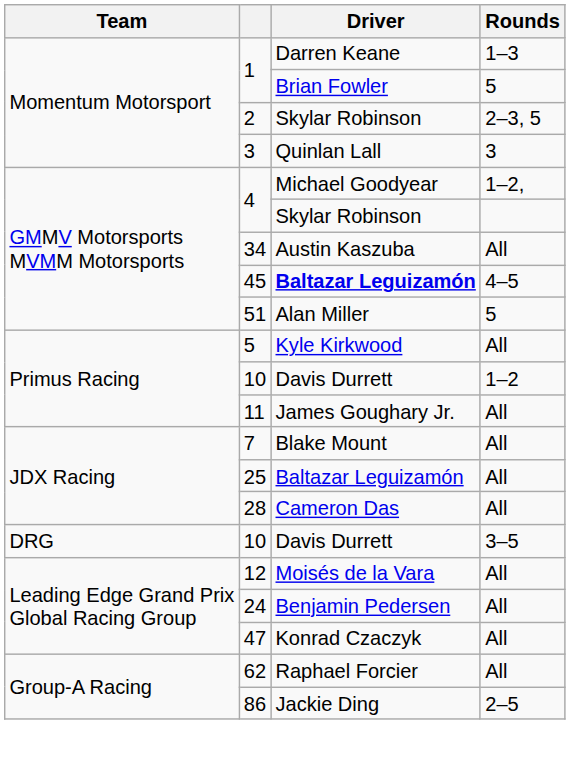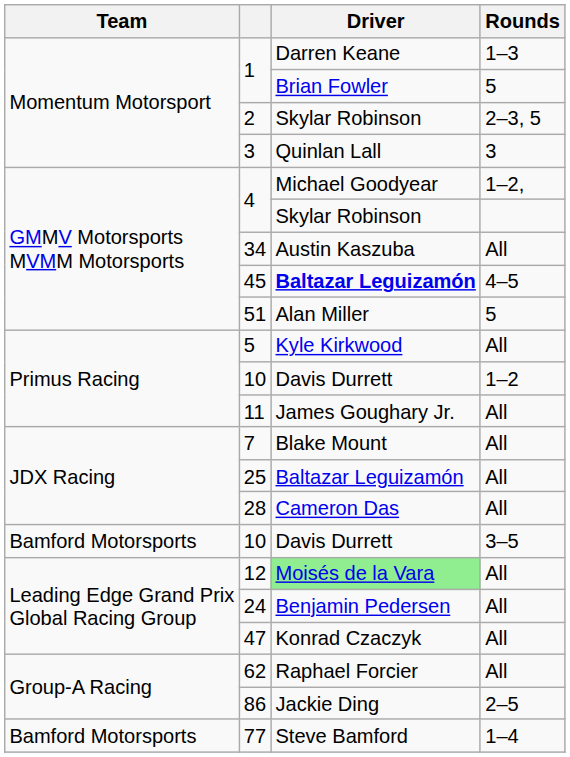(32, 541) DRG -> (103, 541) Bamford Motorsports
(355, 573) no background -> (355, 573) lightgreen background
+ row: (255, 736)
